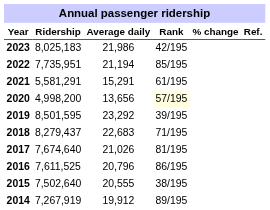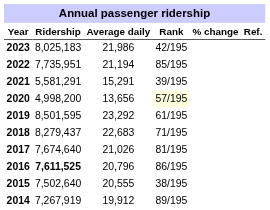(171, 82) 61/195 -> (171, 82) 39/195
(171, 115) 39/195 -> (171, 115) 61/195
(58, 166) normal -> (58, 166) bold
